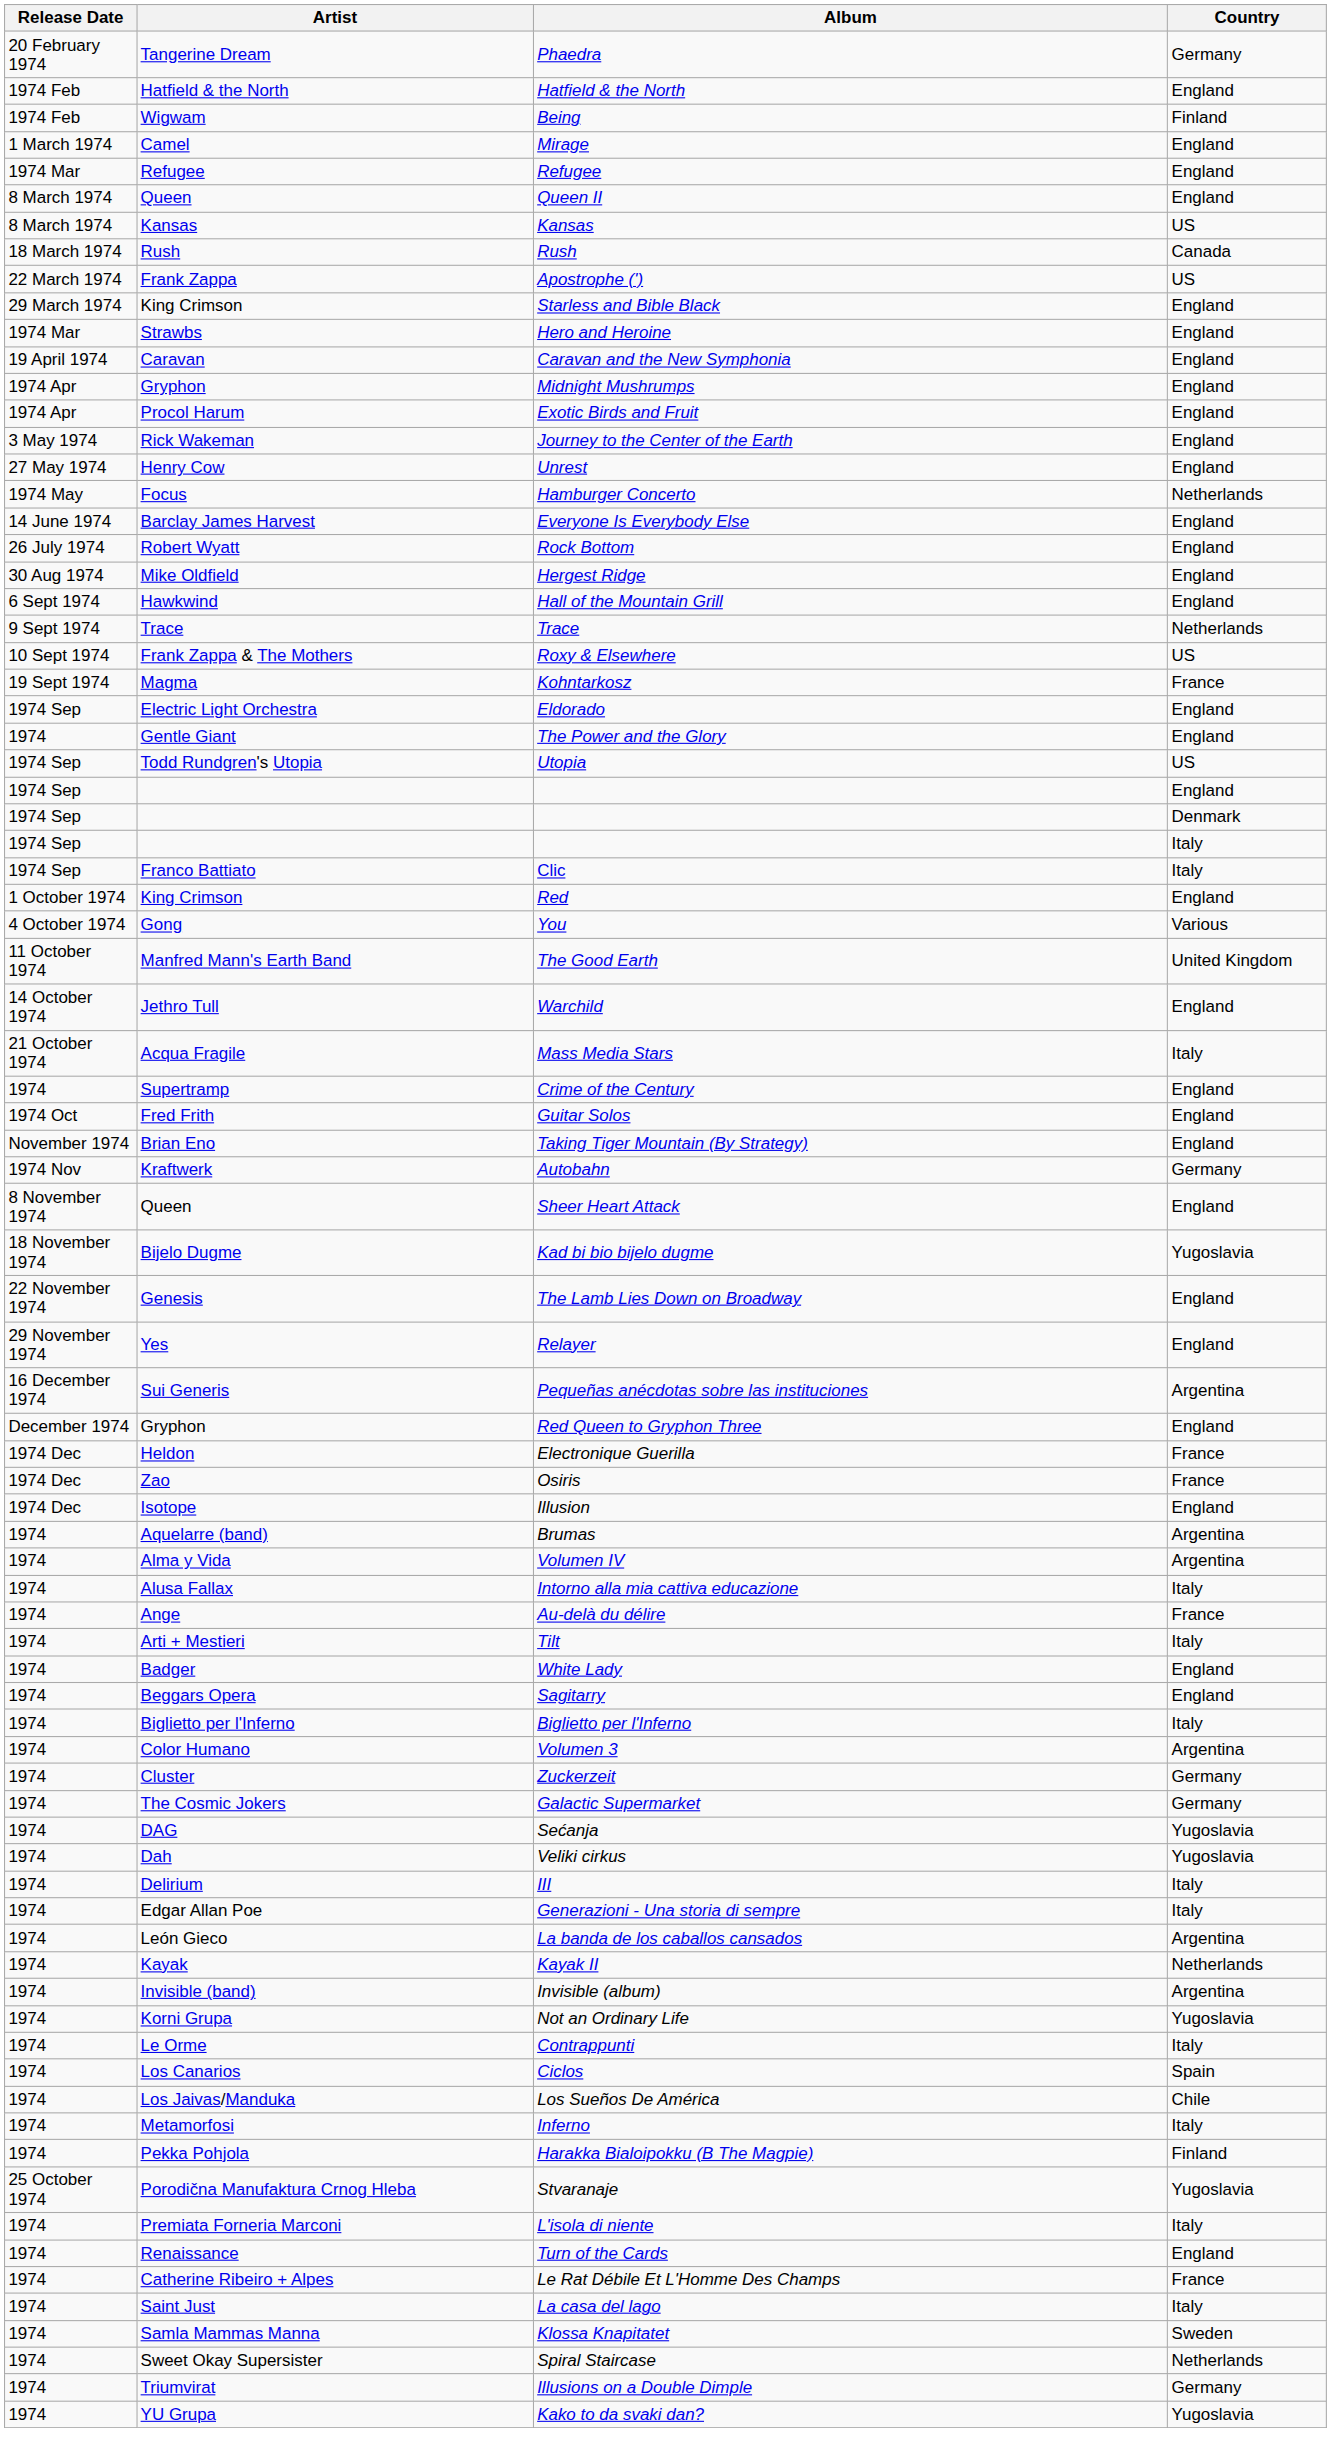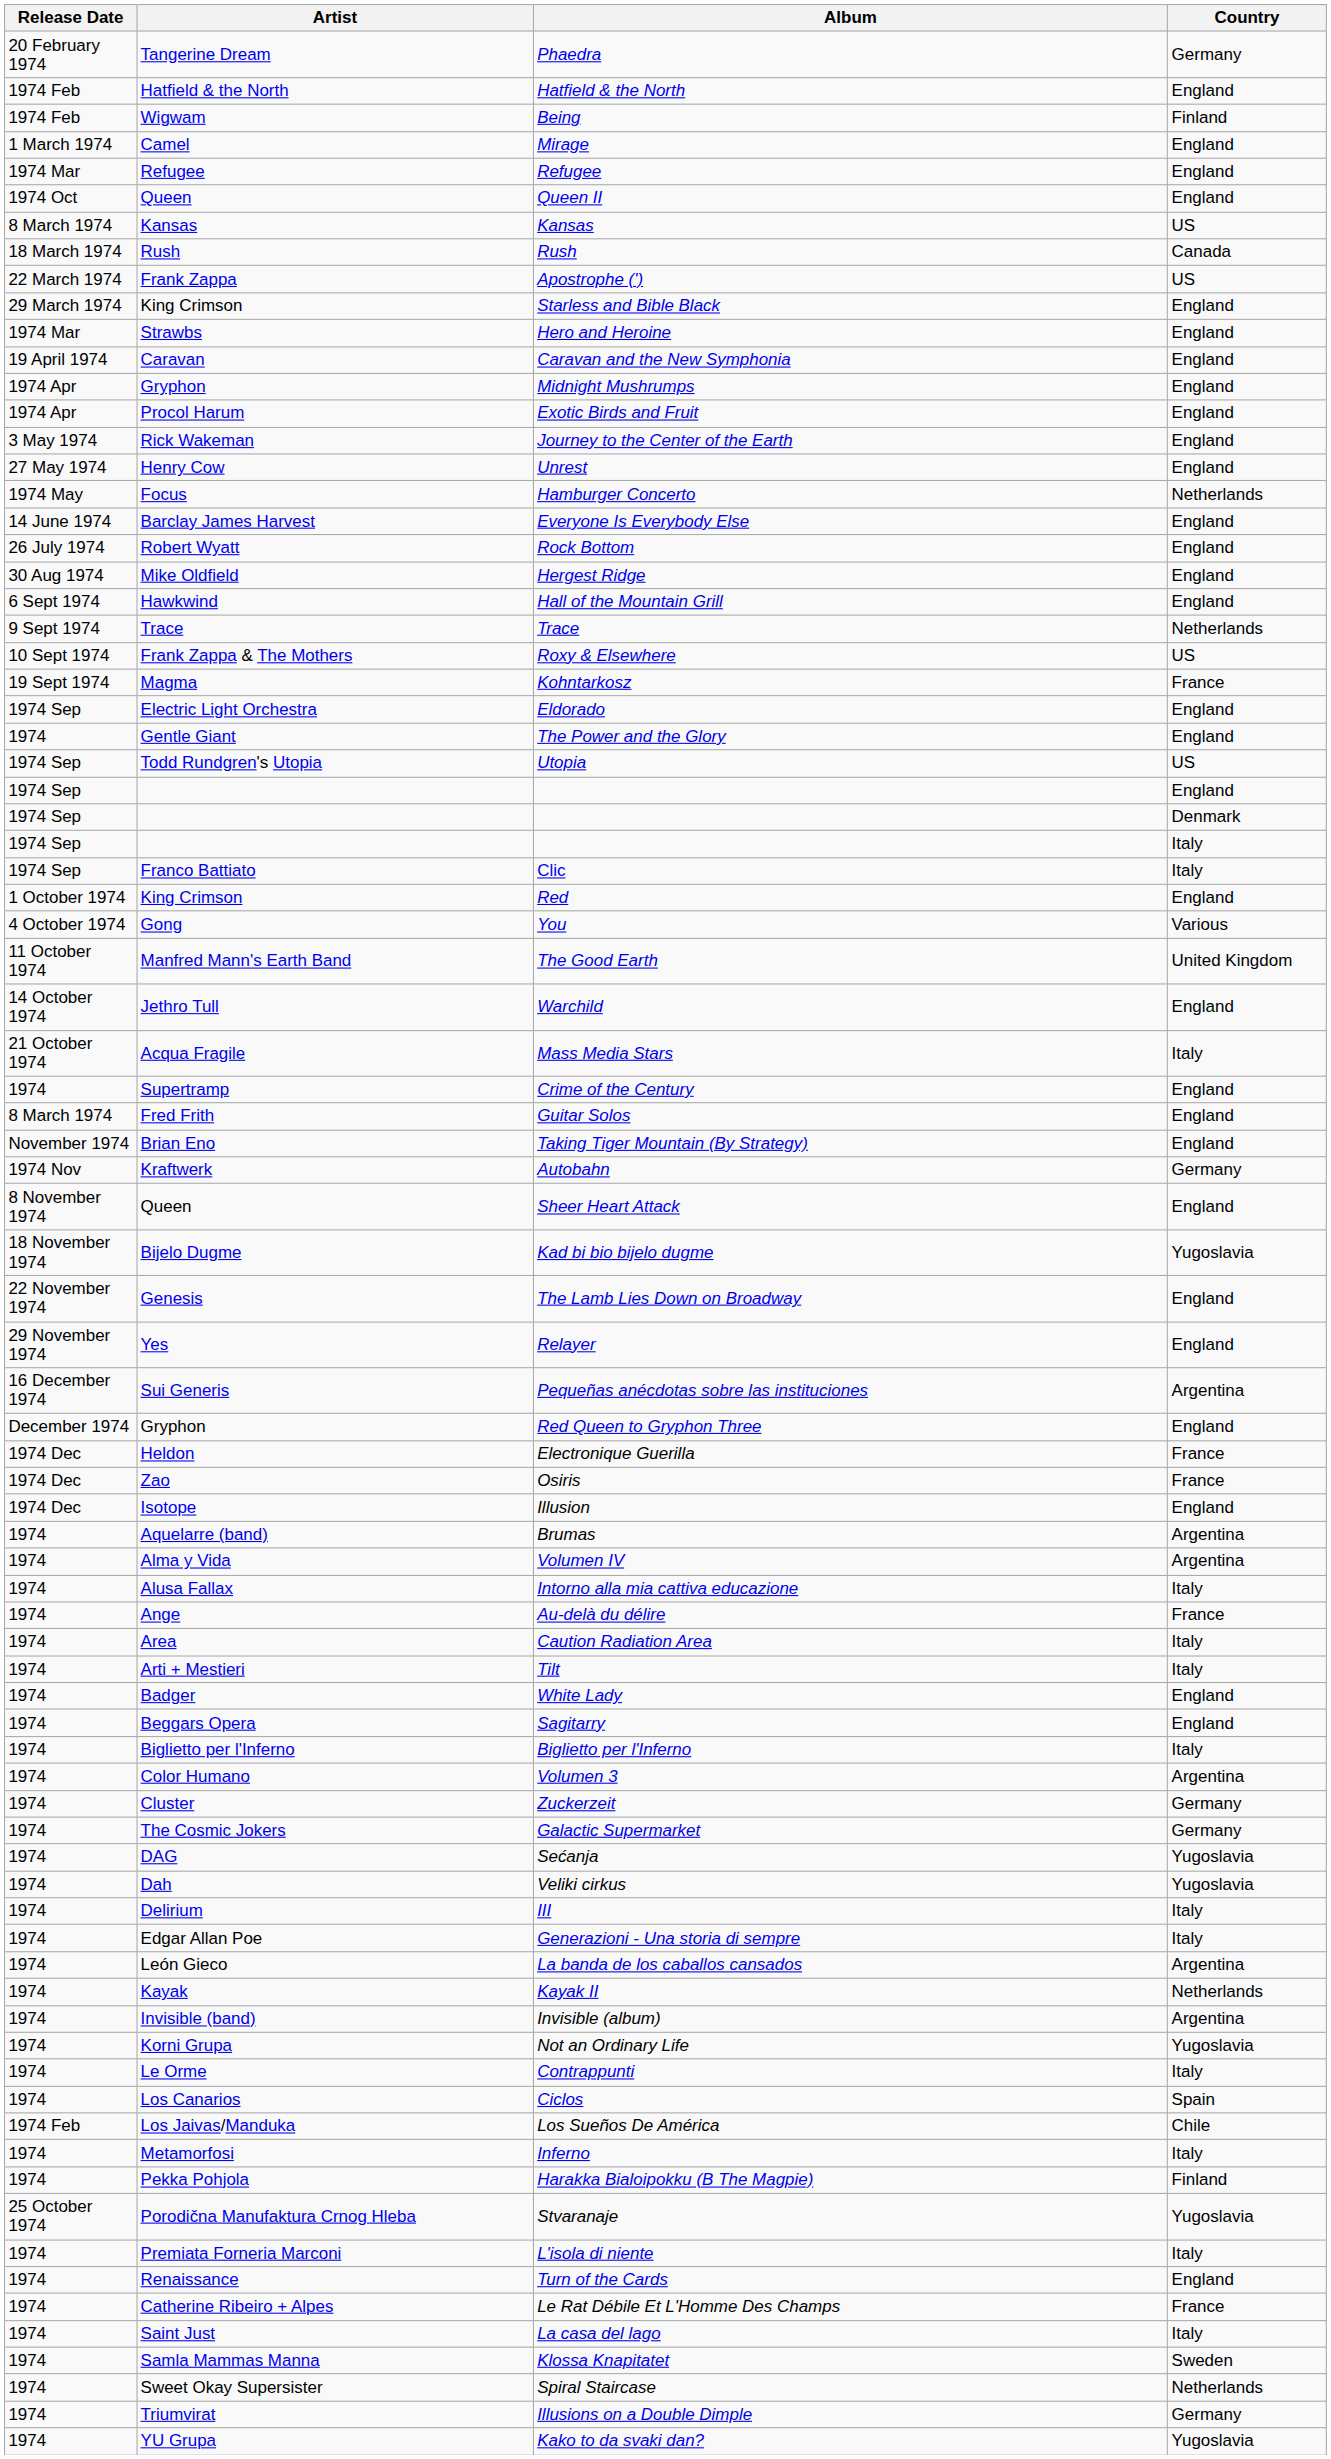(60, 198) 8 March 1974 -> (43, 198) 1974 Oct
(43, 1116) 1974 Oct -> (60, 1116) 8 March 1974
+ row: (625, 1642)
(27, 2099) 1974 -> (44, 2126) 1974 Feb
